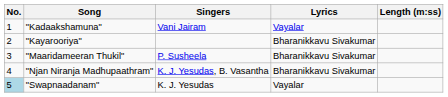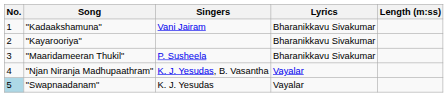(288, 27) Vayalar -> (324, 27) Bharanikkavu Sivakumar
(324, 71) Bharanikkavu Sivakumar -> (288, 71) Vayalar
